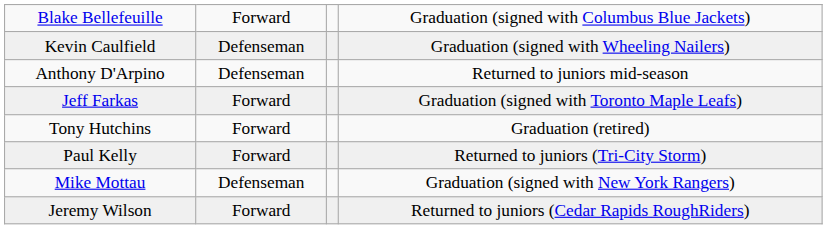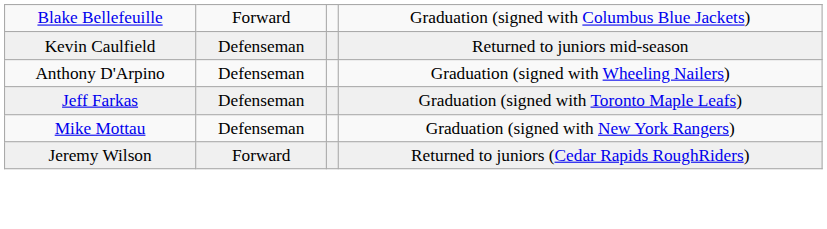(580, 45) Graduation (signed with Wheeling Nailers) -> (580, 45) Returned to juniors mid-season
(580, 73) Returned to juniors mid-season -> (580, 73) Graduation (signed with Wheeling Nailers)
(261, 100) Forward -> (261, 100) Defenseman
- row: (100, 127)
- row: (100, 155)
